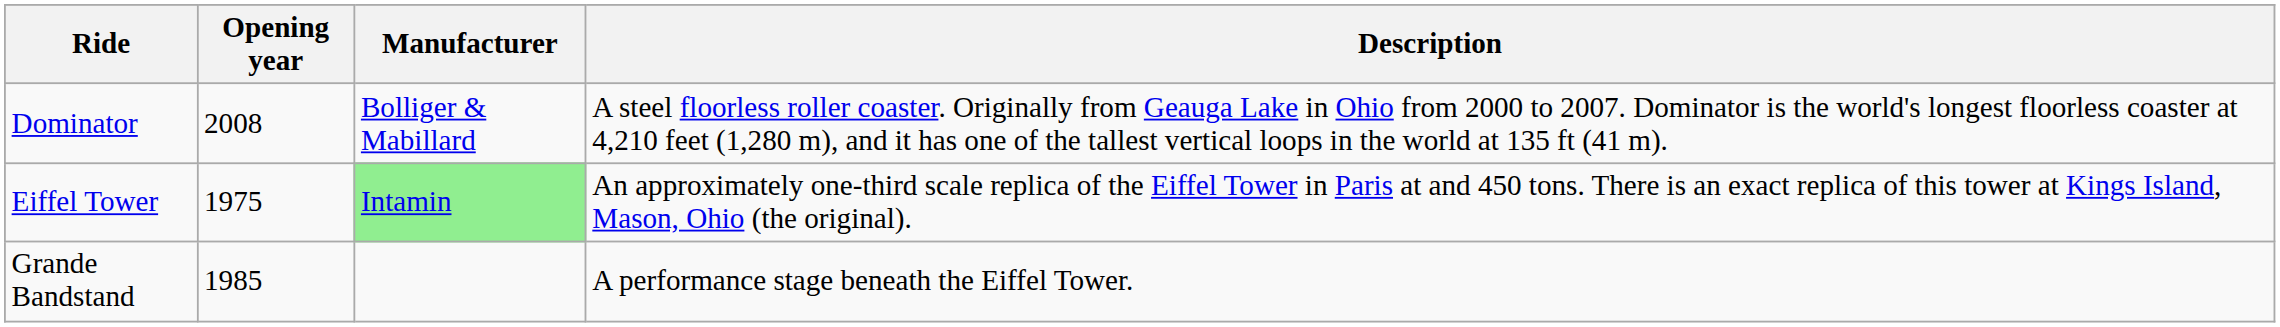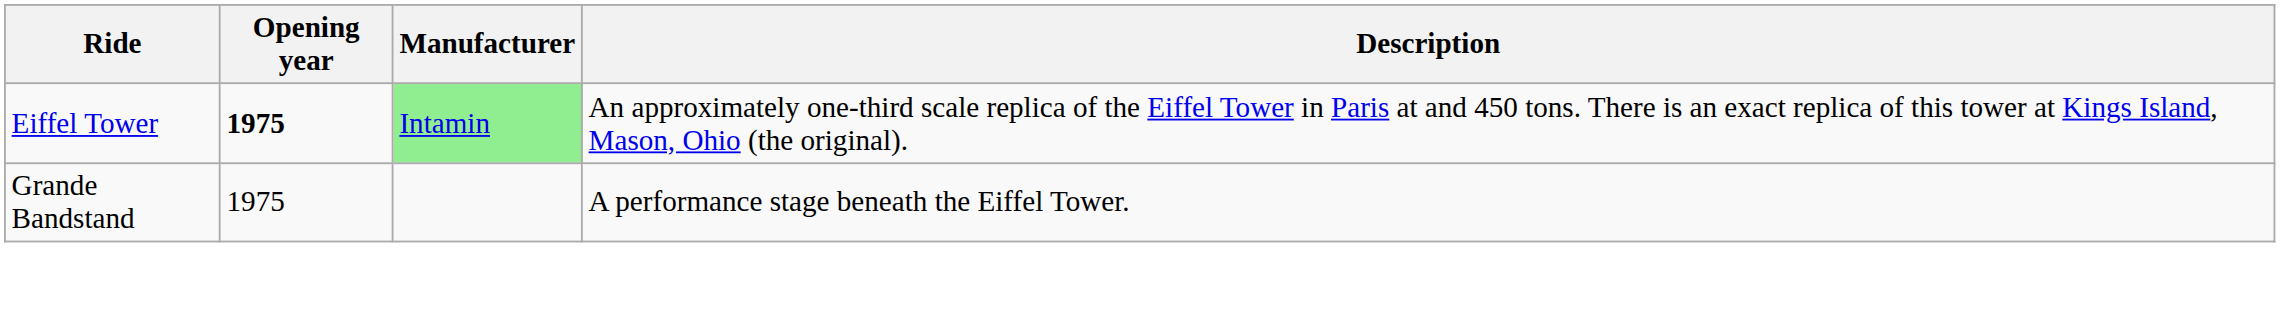- row: (75, 122)
(233, 201) normal -> (256, 122) bold
(233, 280) 1985 -> (256, 201) 1975
